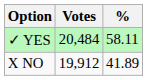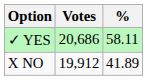(79, 39) 20,484 -> (79, 39) 20,686
